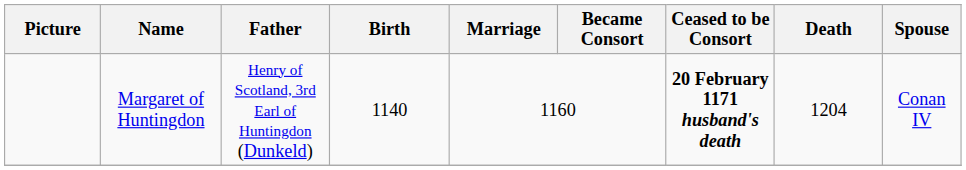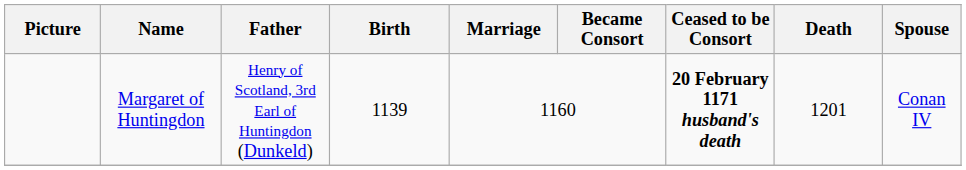(390, 109) 1140 -> (390, 109) 1139
(829, 109) 1204 -> (829, 109) 1201
